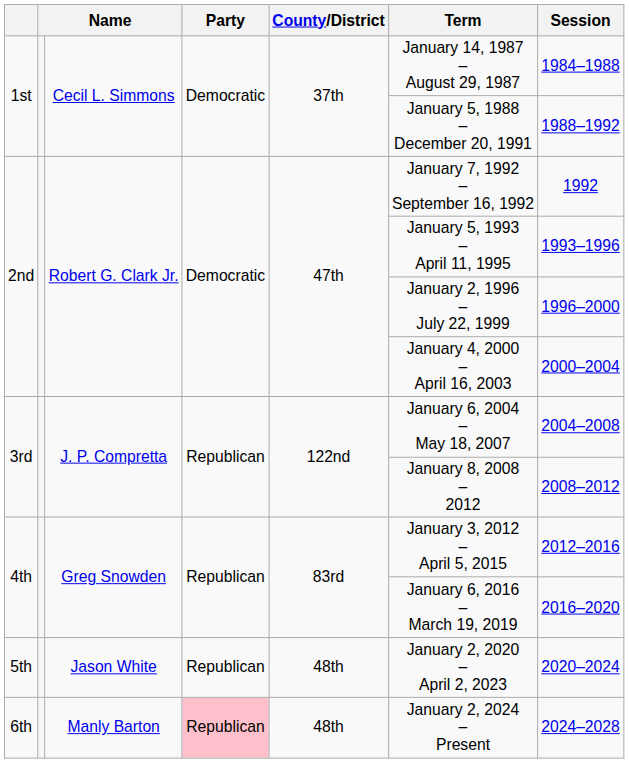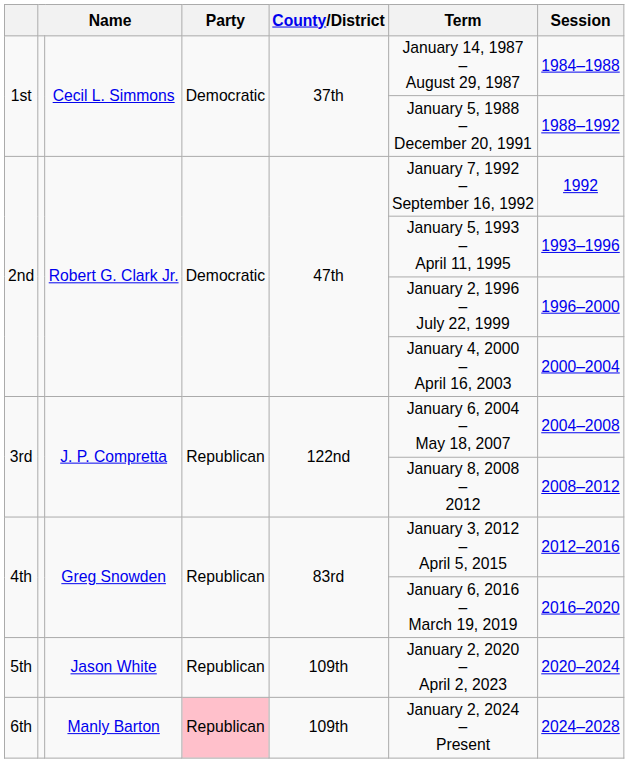(328, 667) 48th -> (328, 667) 109th
(328, 727) 48th -> (328, 727) 109th
